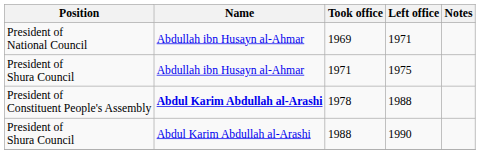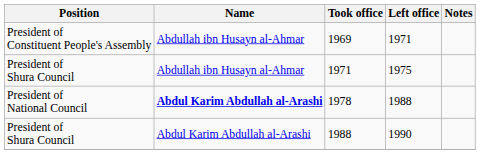(47, 38) President of National Council -> (79, 38) President of Constituent People's Assembly
(79, 102) President of Constituent People's Assembly -> (47, 102) President of National Council
